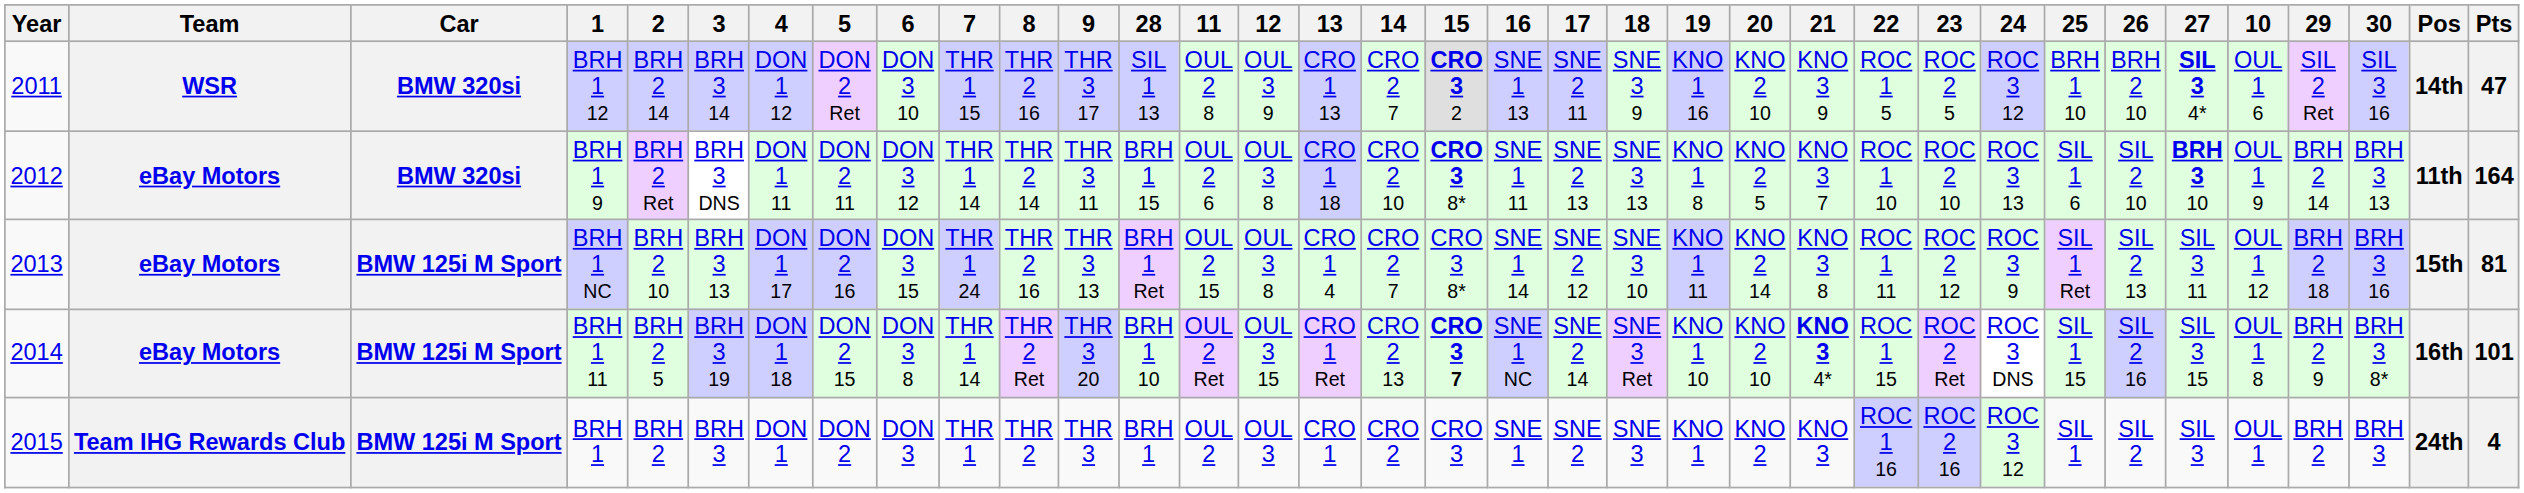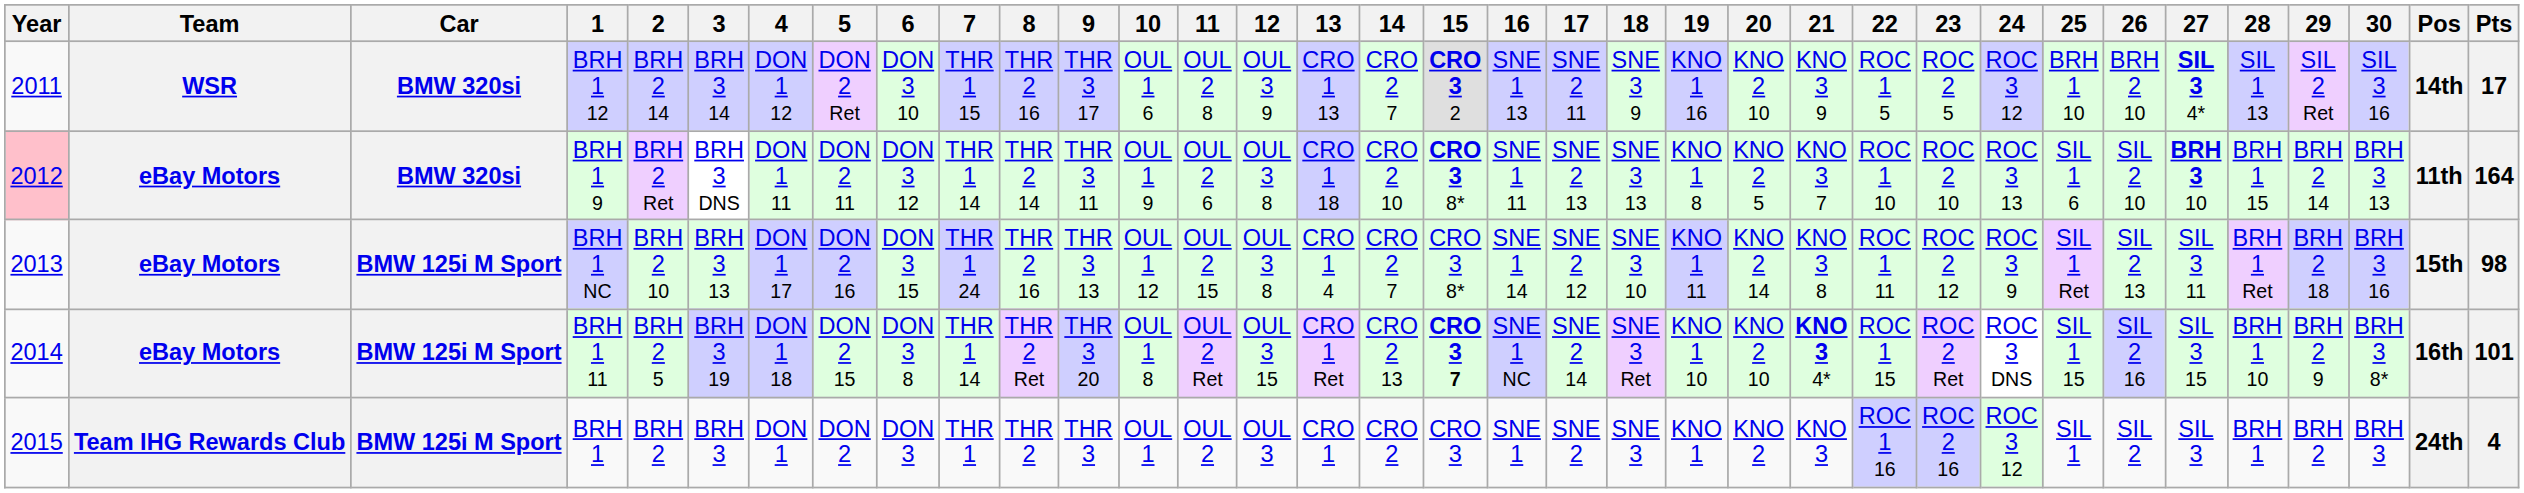columns swapped: (2258, 23) <-> (1149, 23)
(2494, 86) 47 -> (2494, 86) 17
(37, 175) no background -> (37, 175) pink background
(2494, 264) 81 -> (2494, 264) 98
